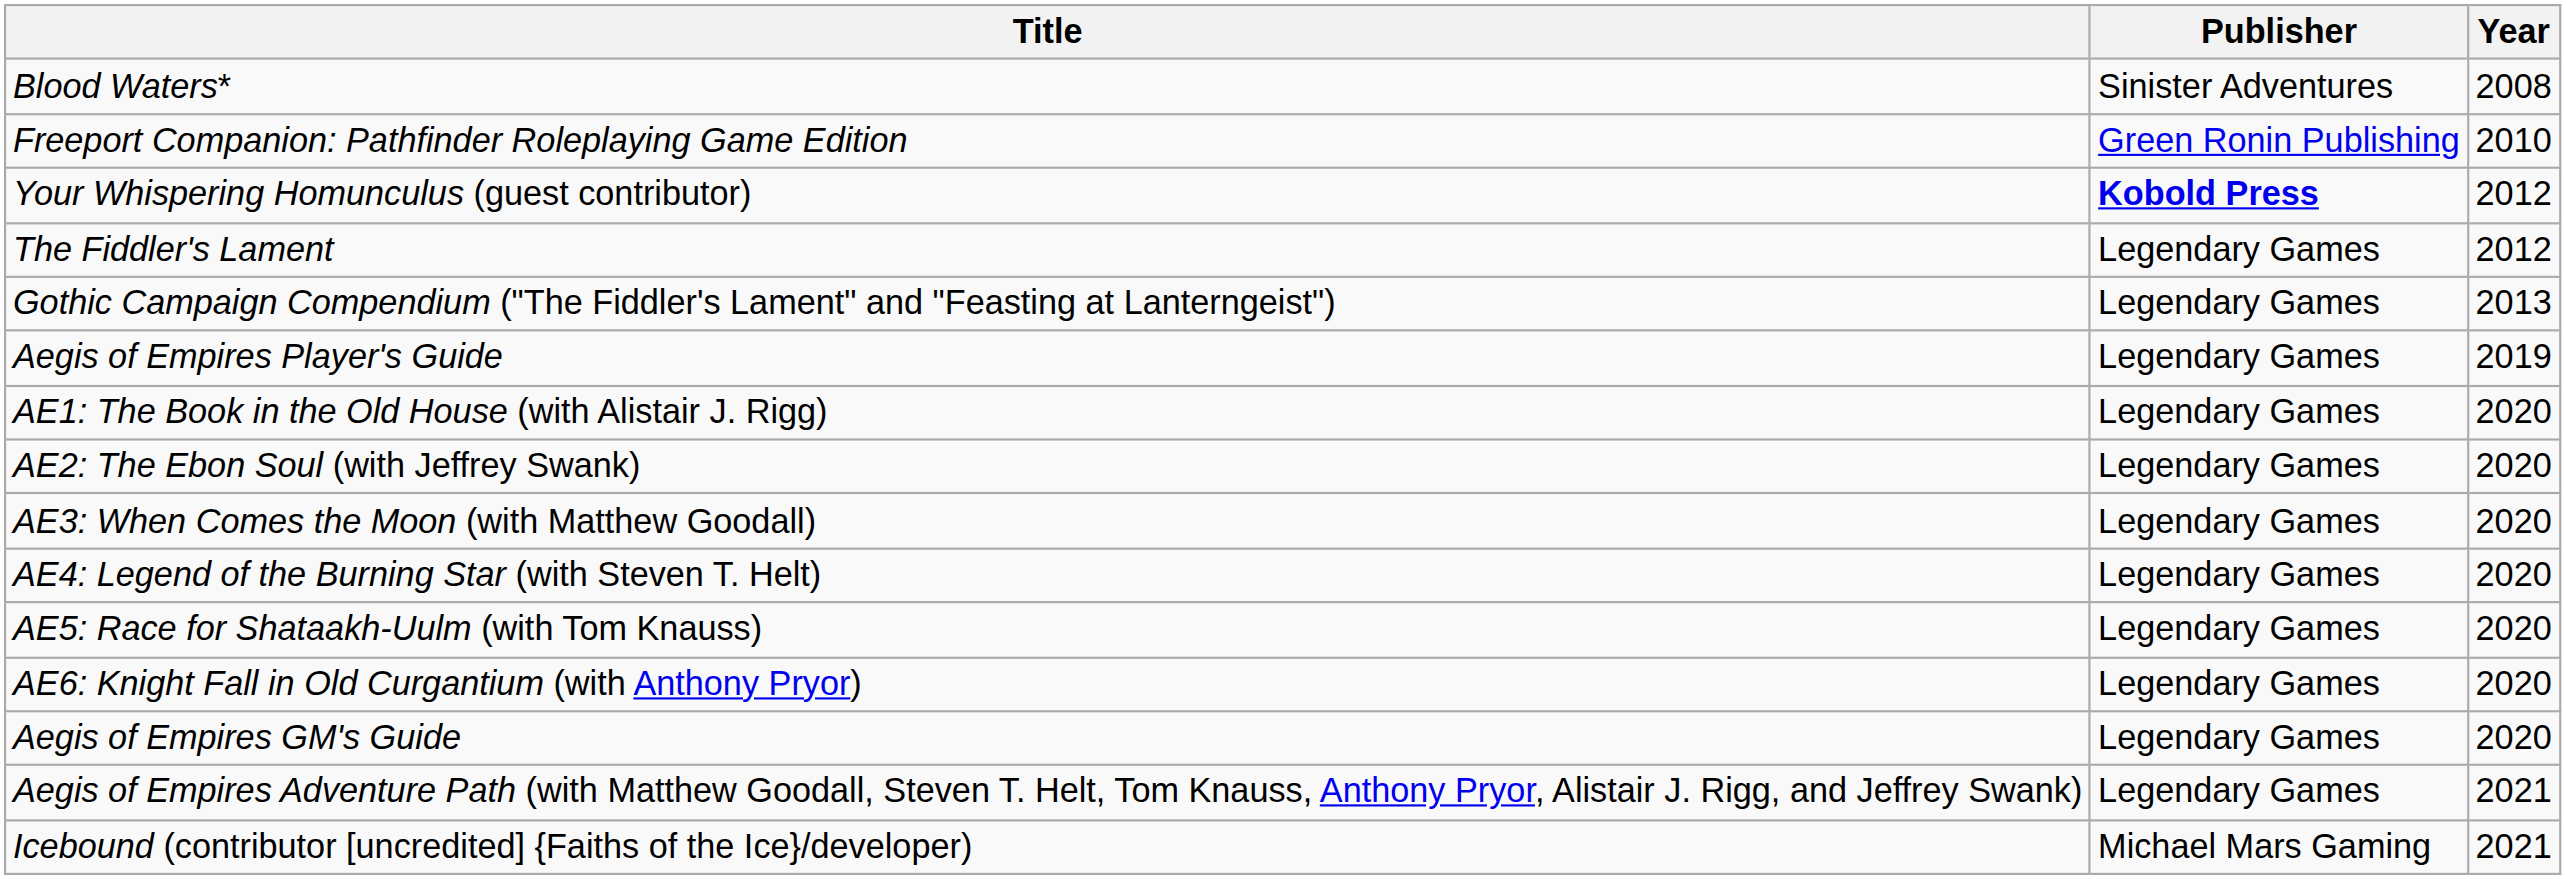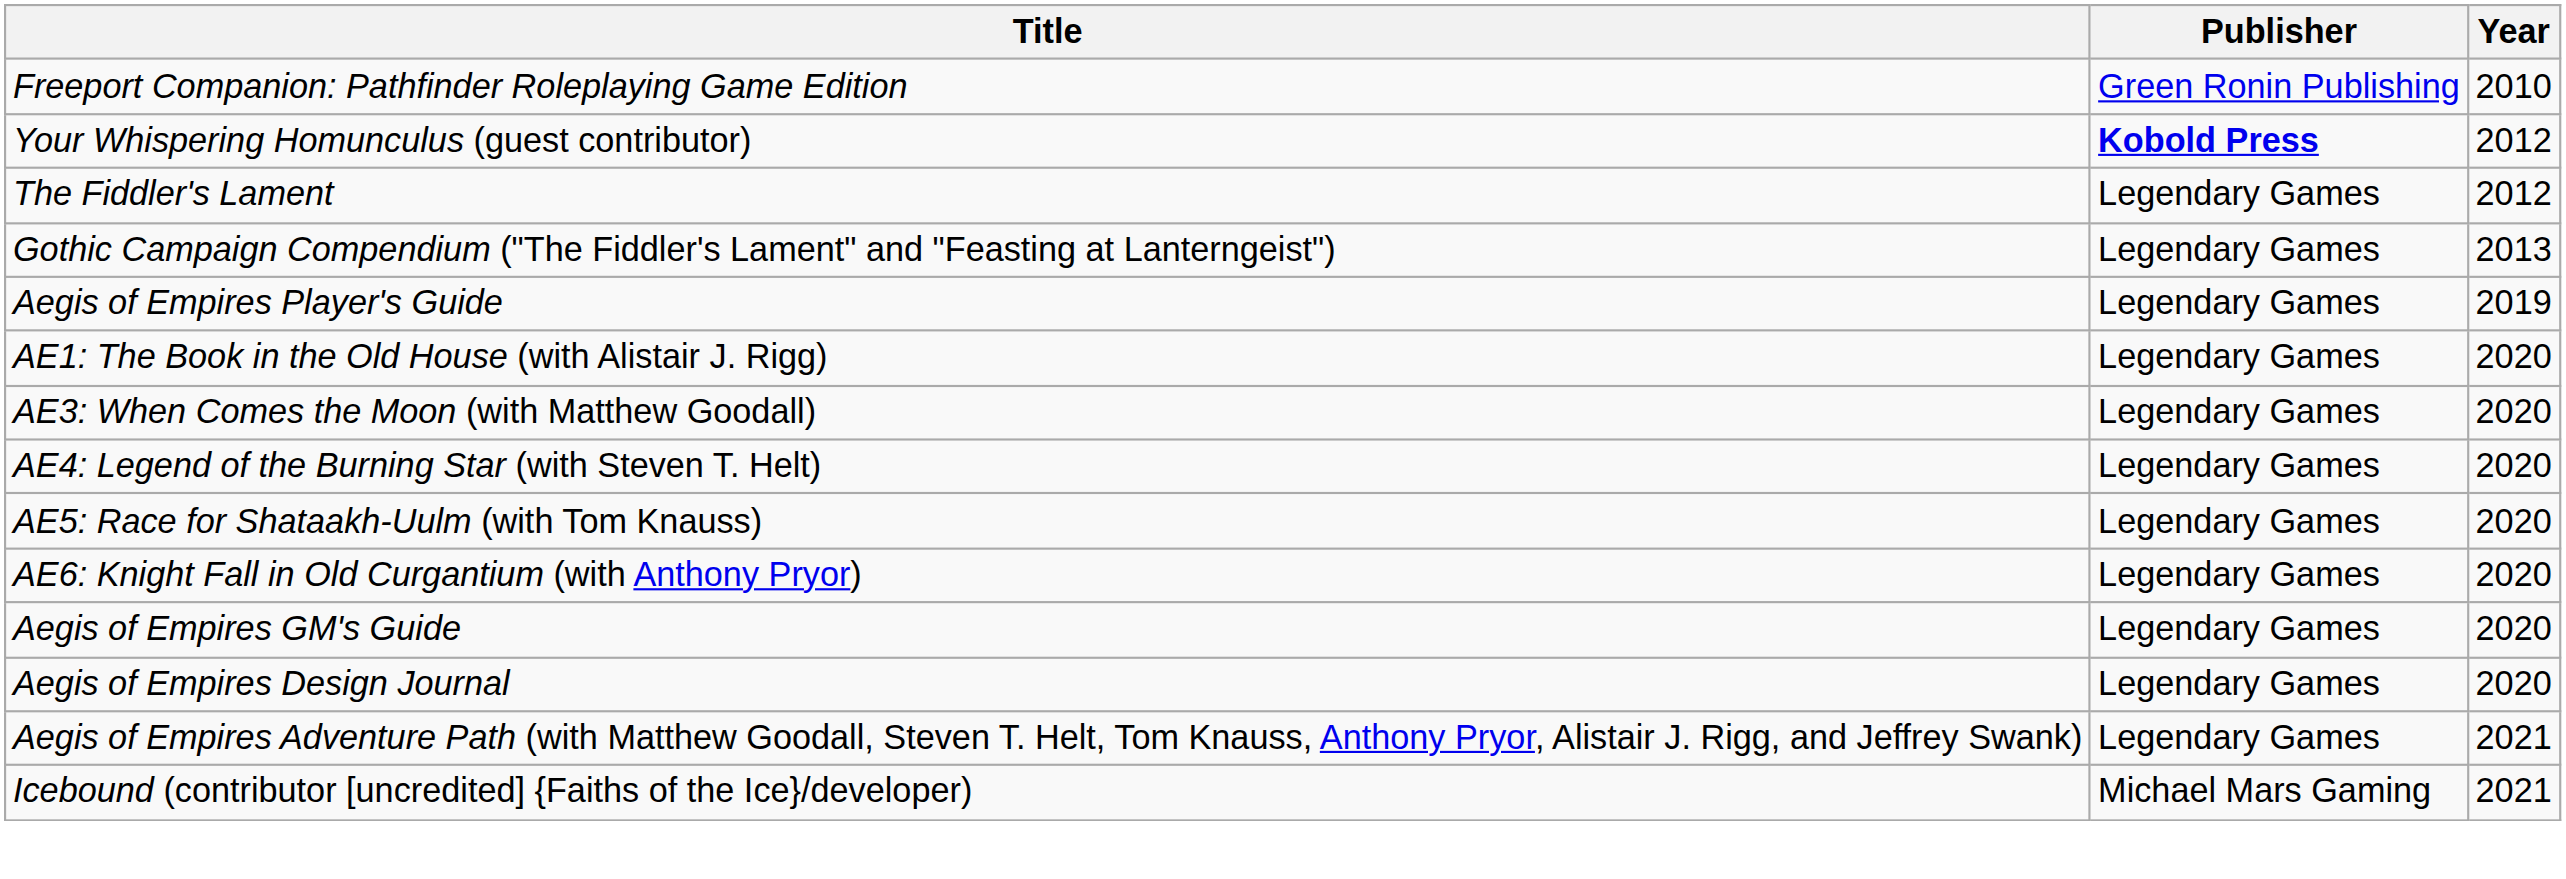- row: (122, 85)
- row: (327, 466)
+ row: (261, 683)
